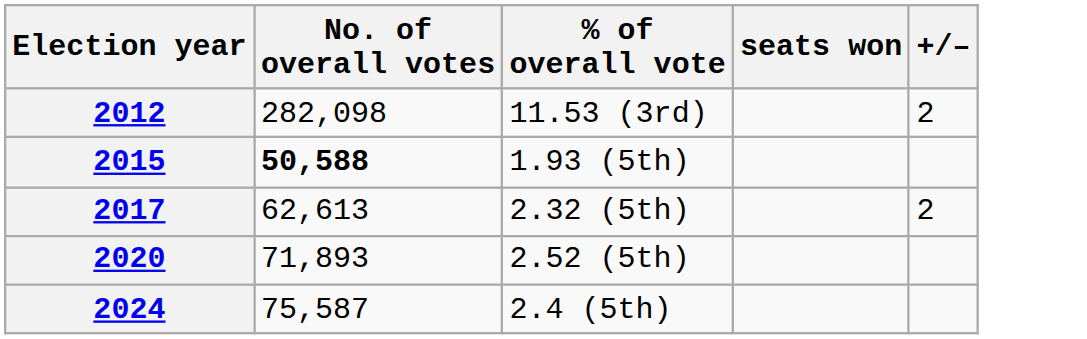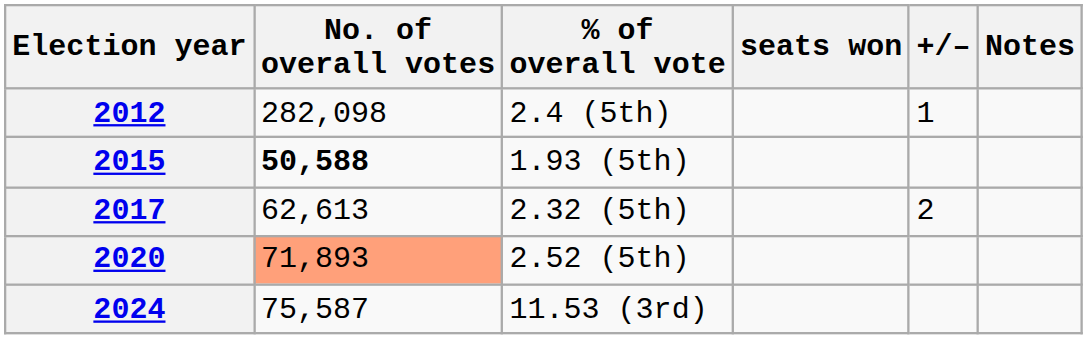+ column: (1030, 47)
(609, 113) 11.53 (3rd) -> (591, 113) 2.4 (5th)
(926, 113) 2 -> (926, 113) 1
(315, 260) no background -> (315, 260) lightsalmon background
(591, 309) 2.4 (5th) -> (609, 309) 11.53 (3rd)
